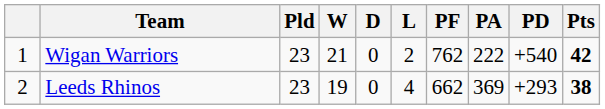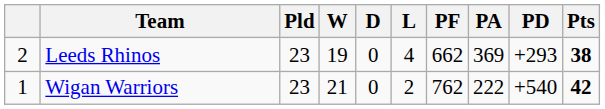rows swapped: (112, 54) <-> (103, 87)
